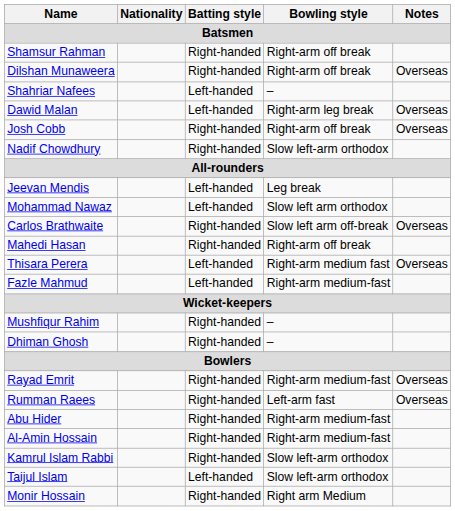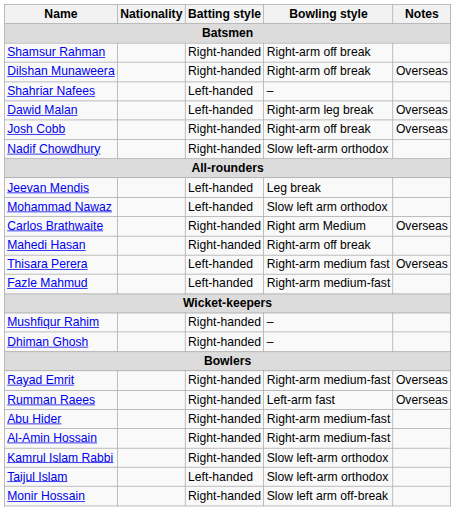(327, 226) Slow left arm off-break -> (316, 226) Right arm Medium
(316, 496) Right arm Medium -> (327, 496) Slow left arm off-break
